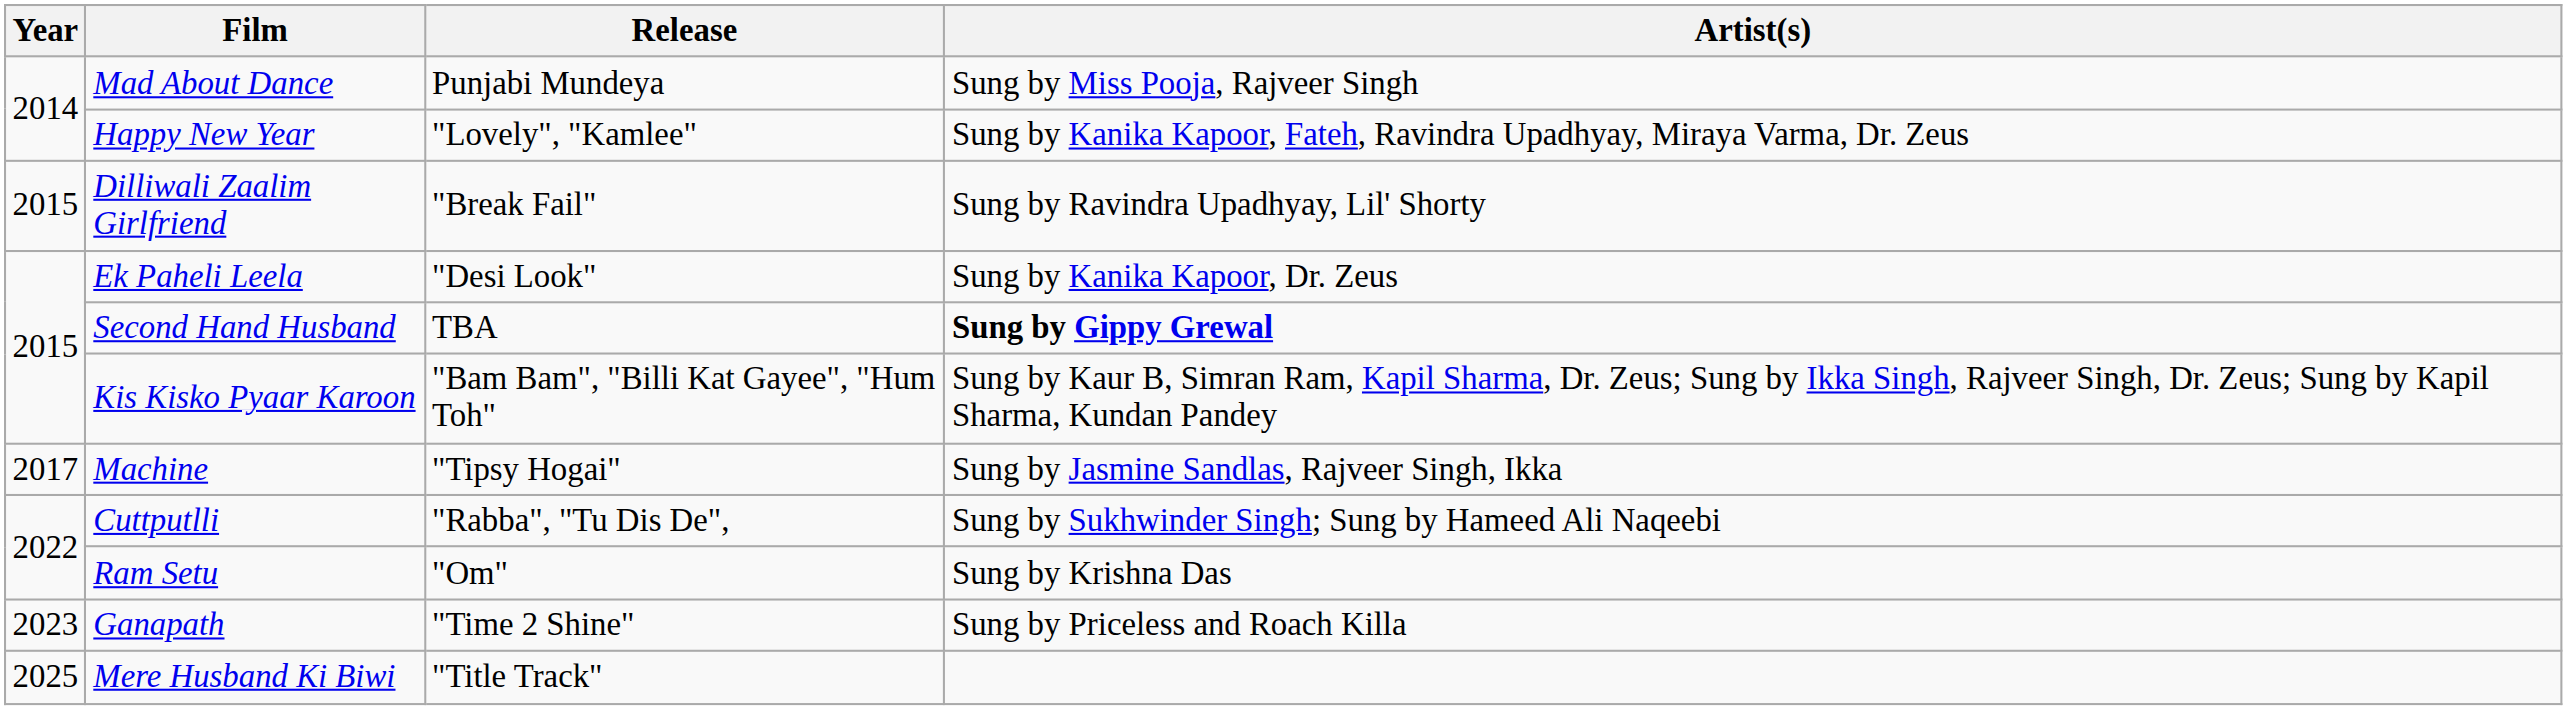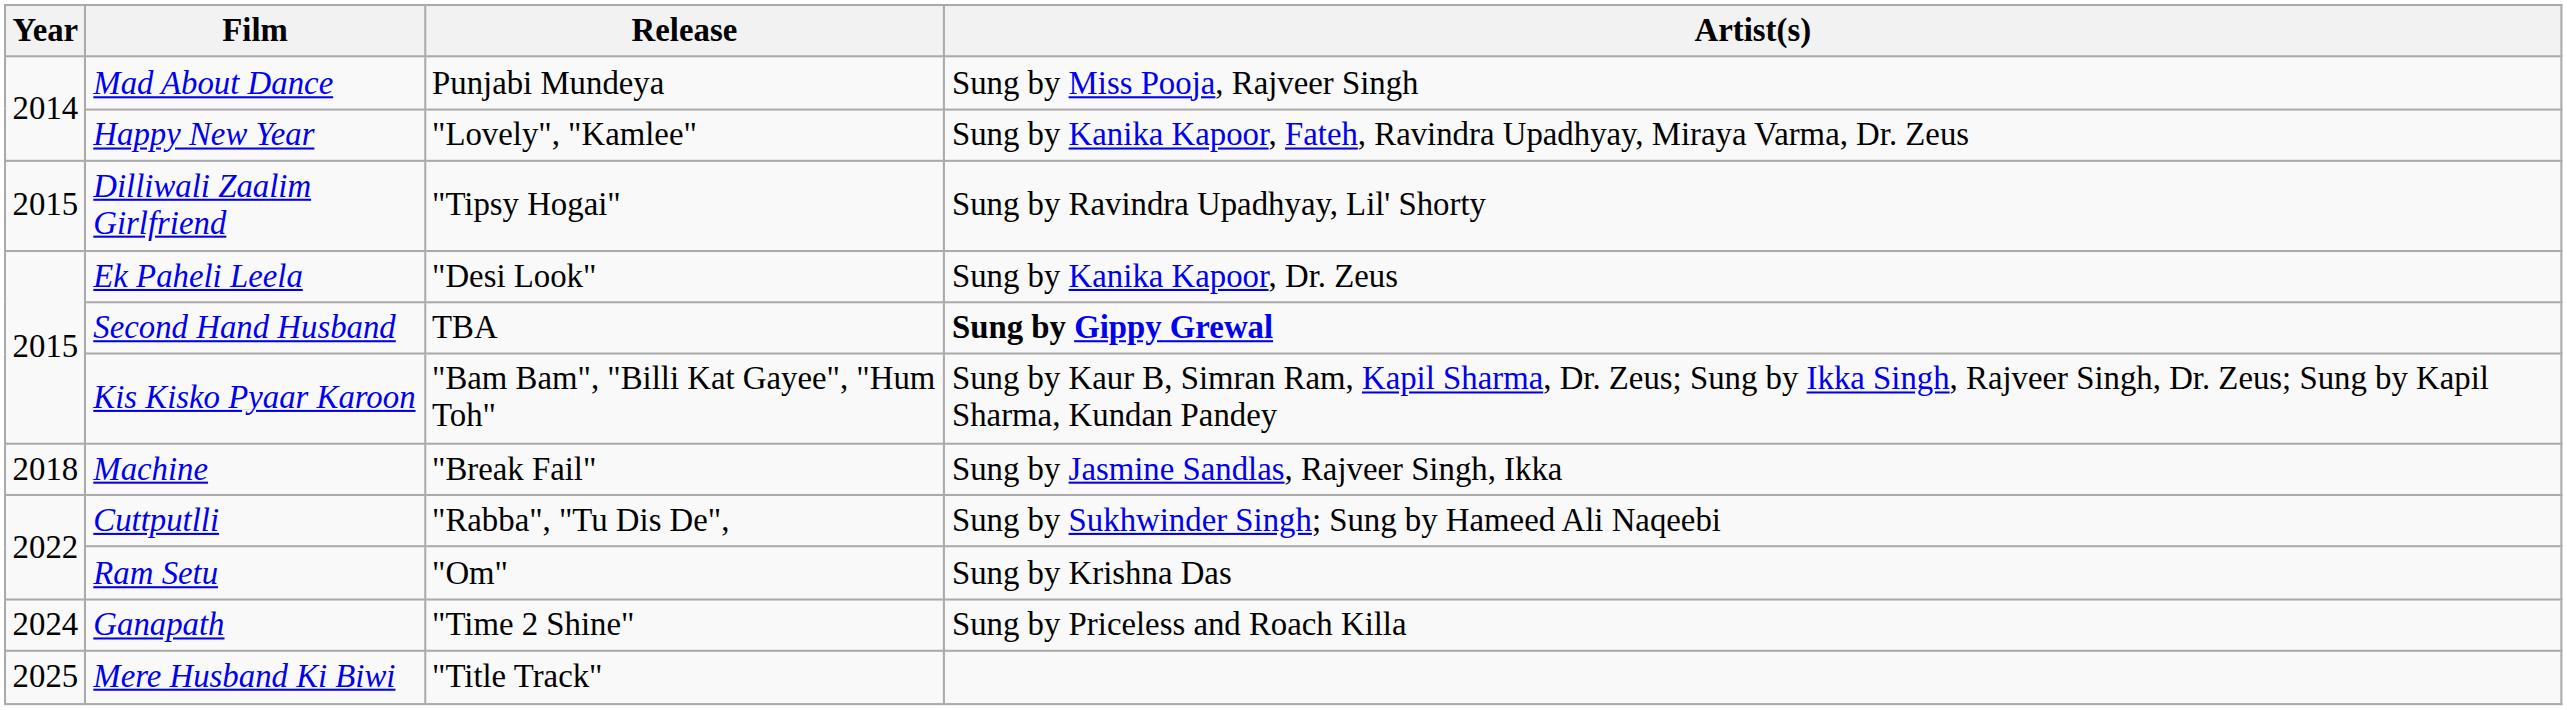(514, 205) "Break Fail" -> (526, 205) "Tipsy Hogai"
(45, 468) 2017 -> (45, 468) 2018
(526, 468) "Tipsy Hogai" -> (514, 468) "Break Fail"
(45, 624) 2023 -> (45, 624) 2024
